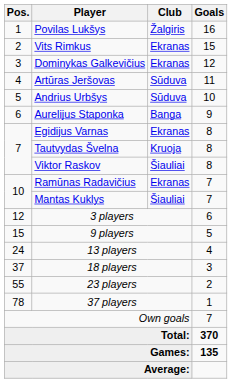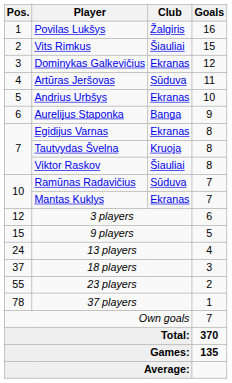(170, 47) Ekranas -> (167, 47) Šiauliai
(168, 98) Sūduva -> (170, 98) Ekranas
(170, 183) Ekranas -> (168, 183) Sūduva
(167, 200) Šiauliai -> (170, 200) Ekranas
